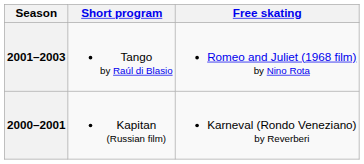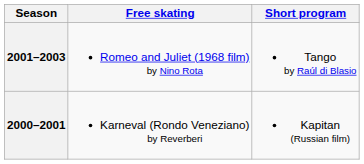columns swapped: (122, 13) <-> (267, 13)
